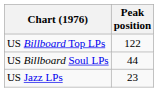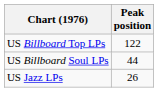(132, 78) 23 -> (132, 78) 26
